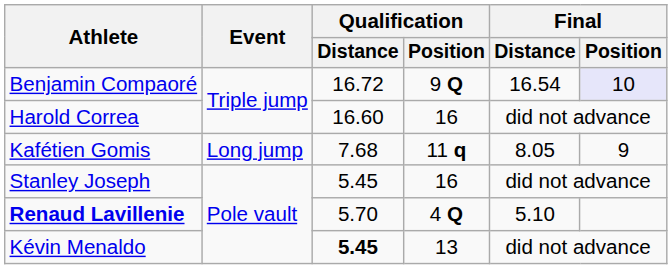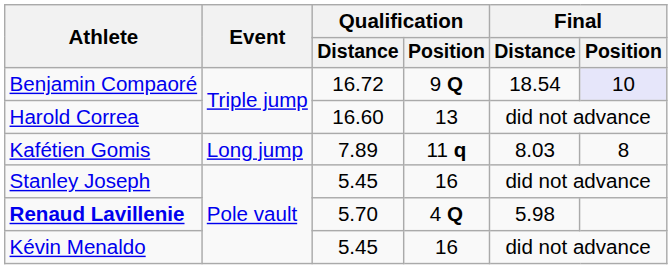(535, 85) 16.54 -> (535, 85) 18.54
(446, 117) 16 -> (446, 117) 13
(358, 150) 7.68 -> (358, 150) 7.89
(535, 150) 8.05 -> (535, 150) 8.03
(623, 150) 9 -> (623, 150) 8
(535, 215) 5.10 -> (535, 215) 5.98
(358, 247) bold -> (358, 247) normal
(446, 247) 13 -> (446, 247) 16
